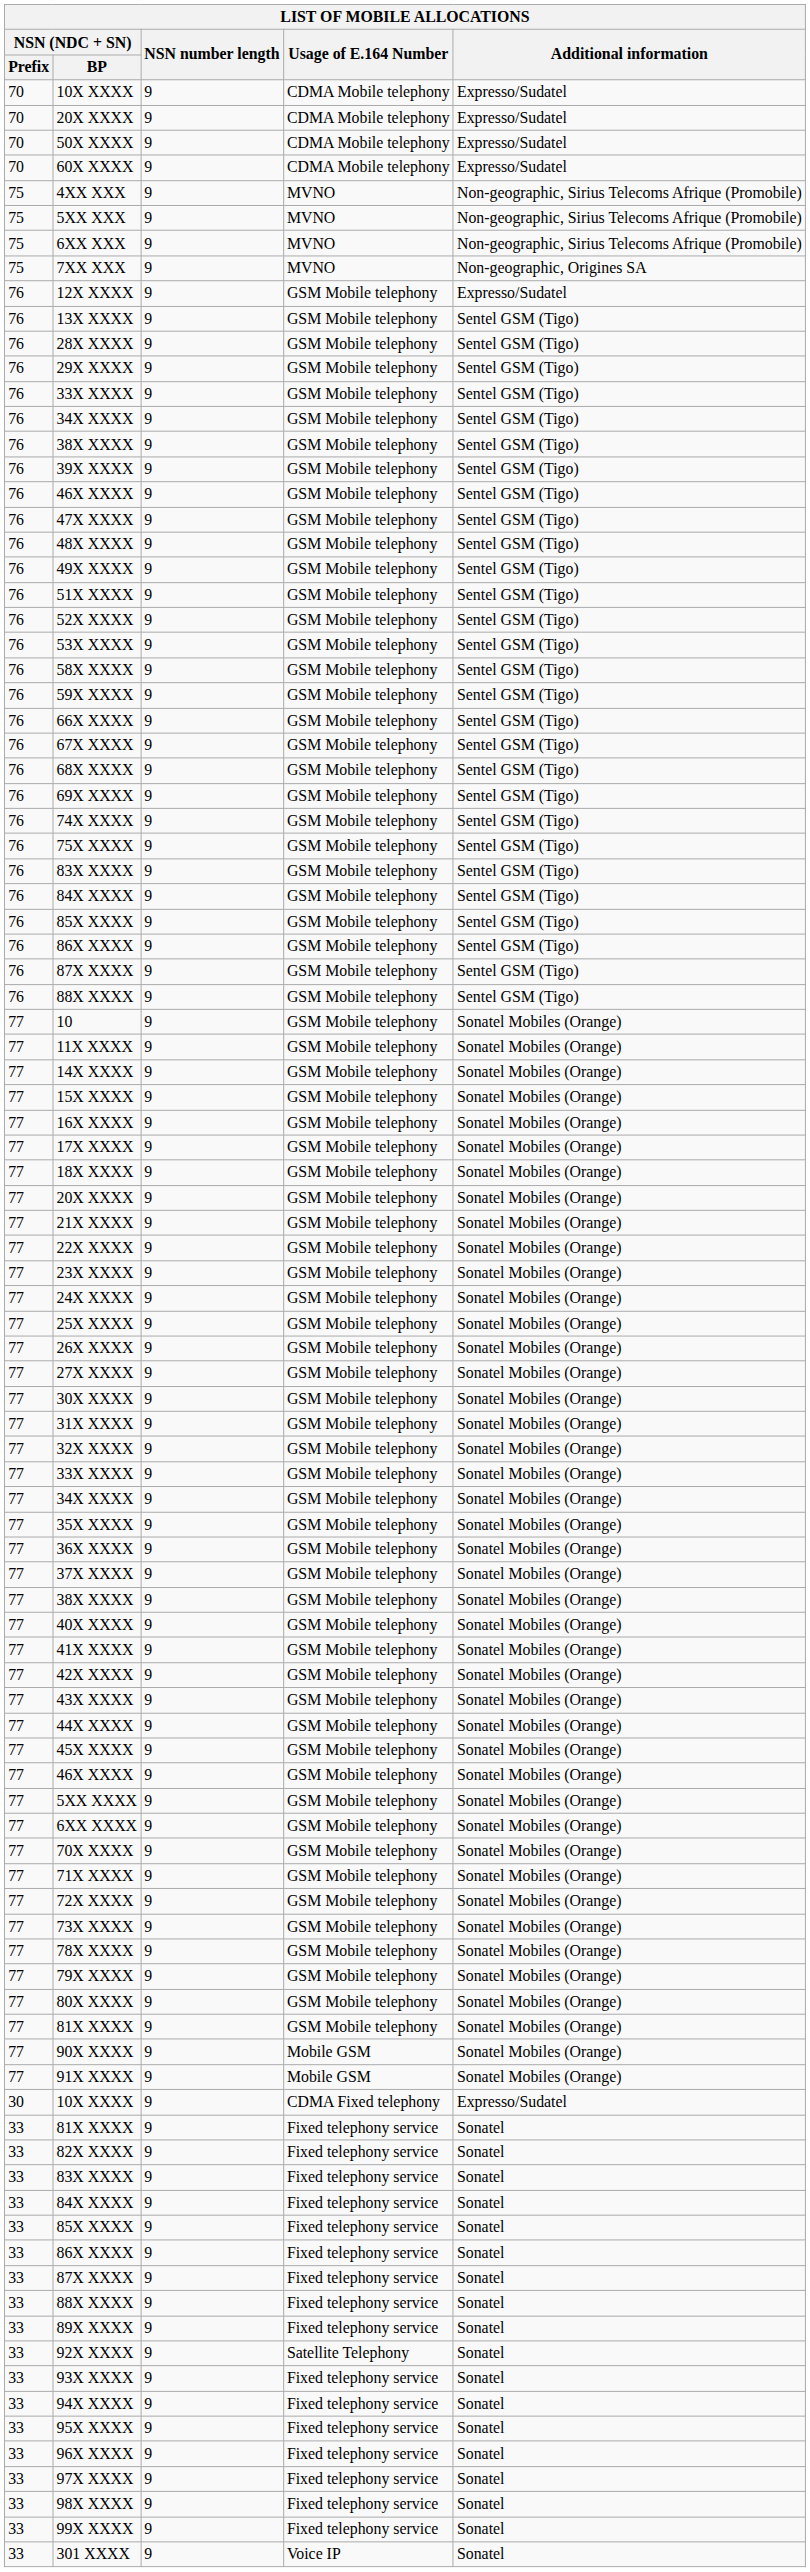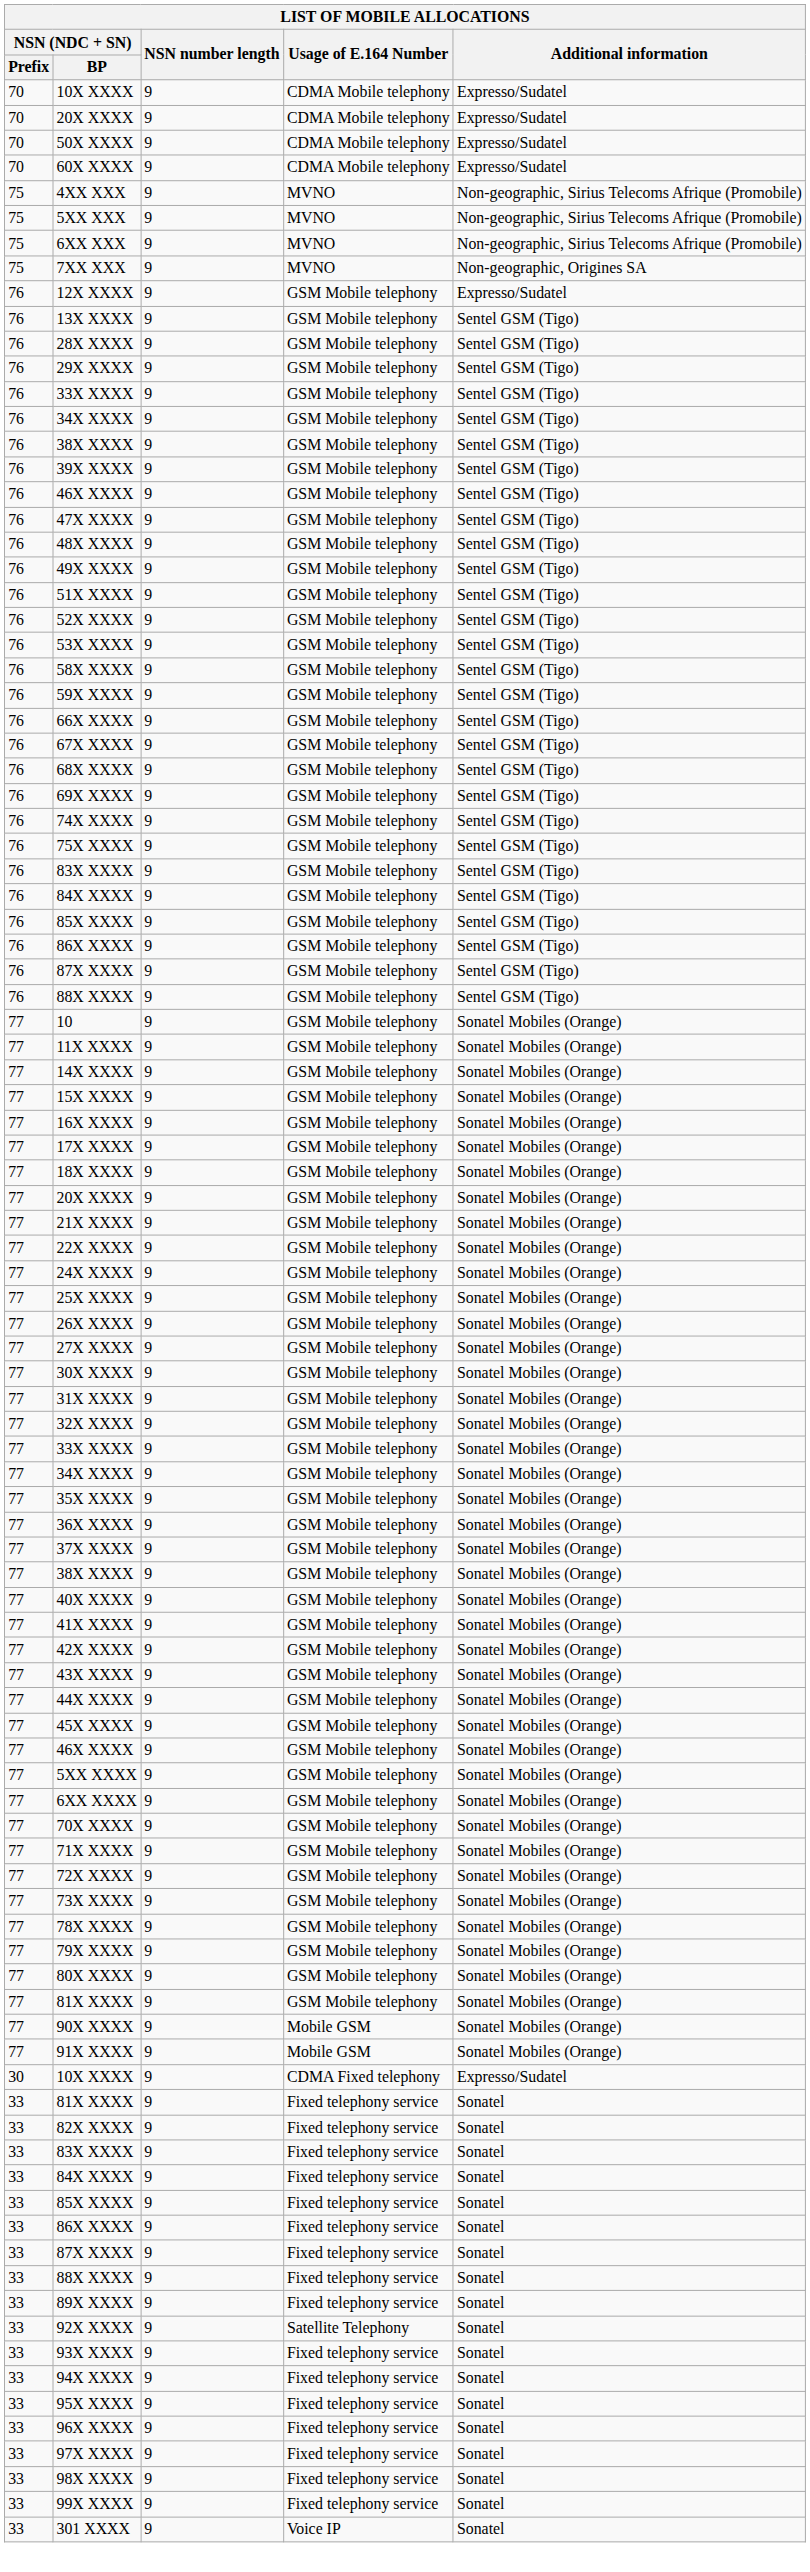- row: (16, 1273)
